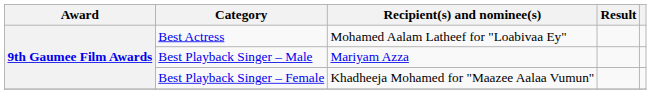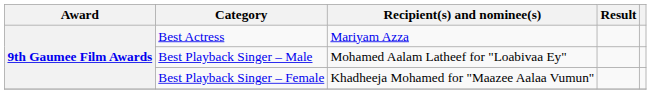(448, 36) Mohamed Aalam Latheef for "Loabivaa Ey" -> (370, 36) Mariyam Azza
(370, 57) Mariyam Azza -> (448, 57) Mohamed Aalam Latheef for "Loabivaa Ey"
